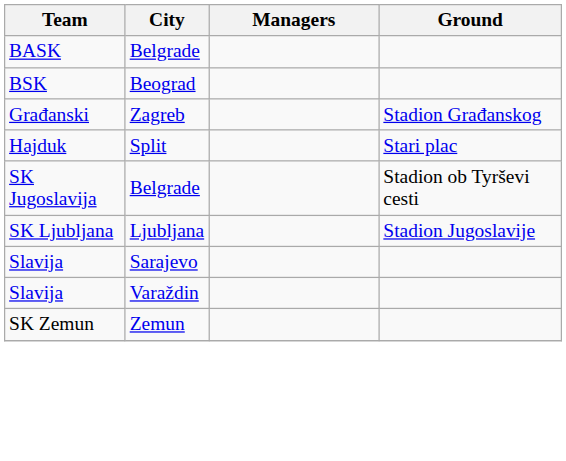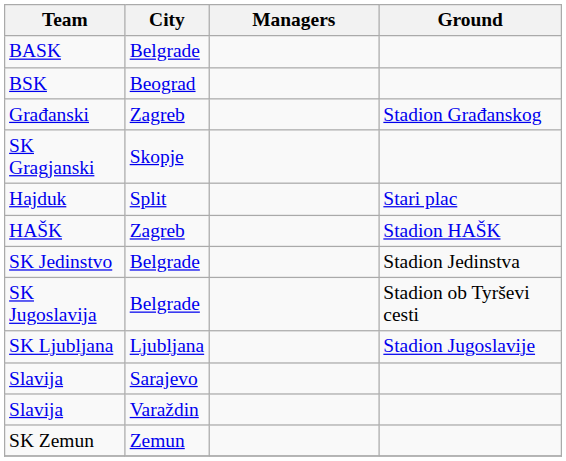+ row: (52, 156)
+ row: (36, 230)
+ row: (61, 261)
